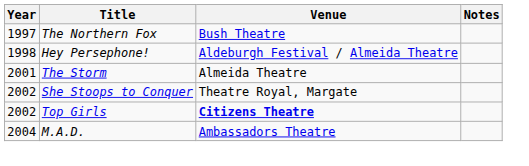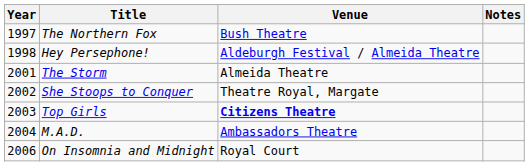(22, 112) 2002 -> (22, 112) 2003
+ row: (128, 151)
